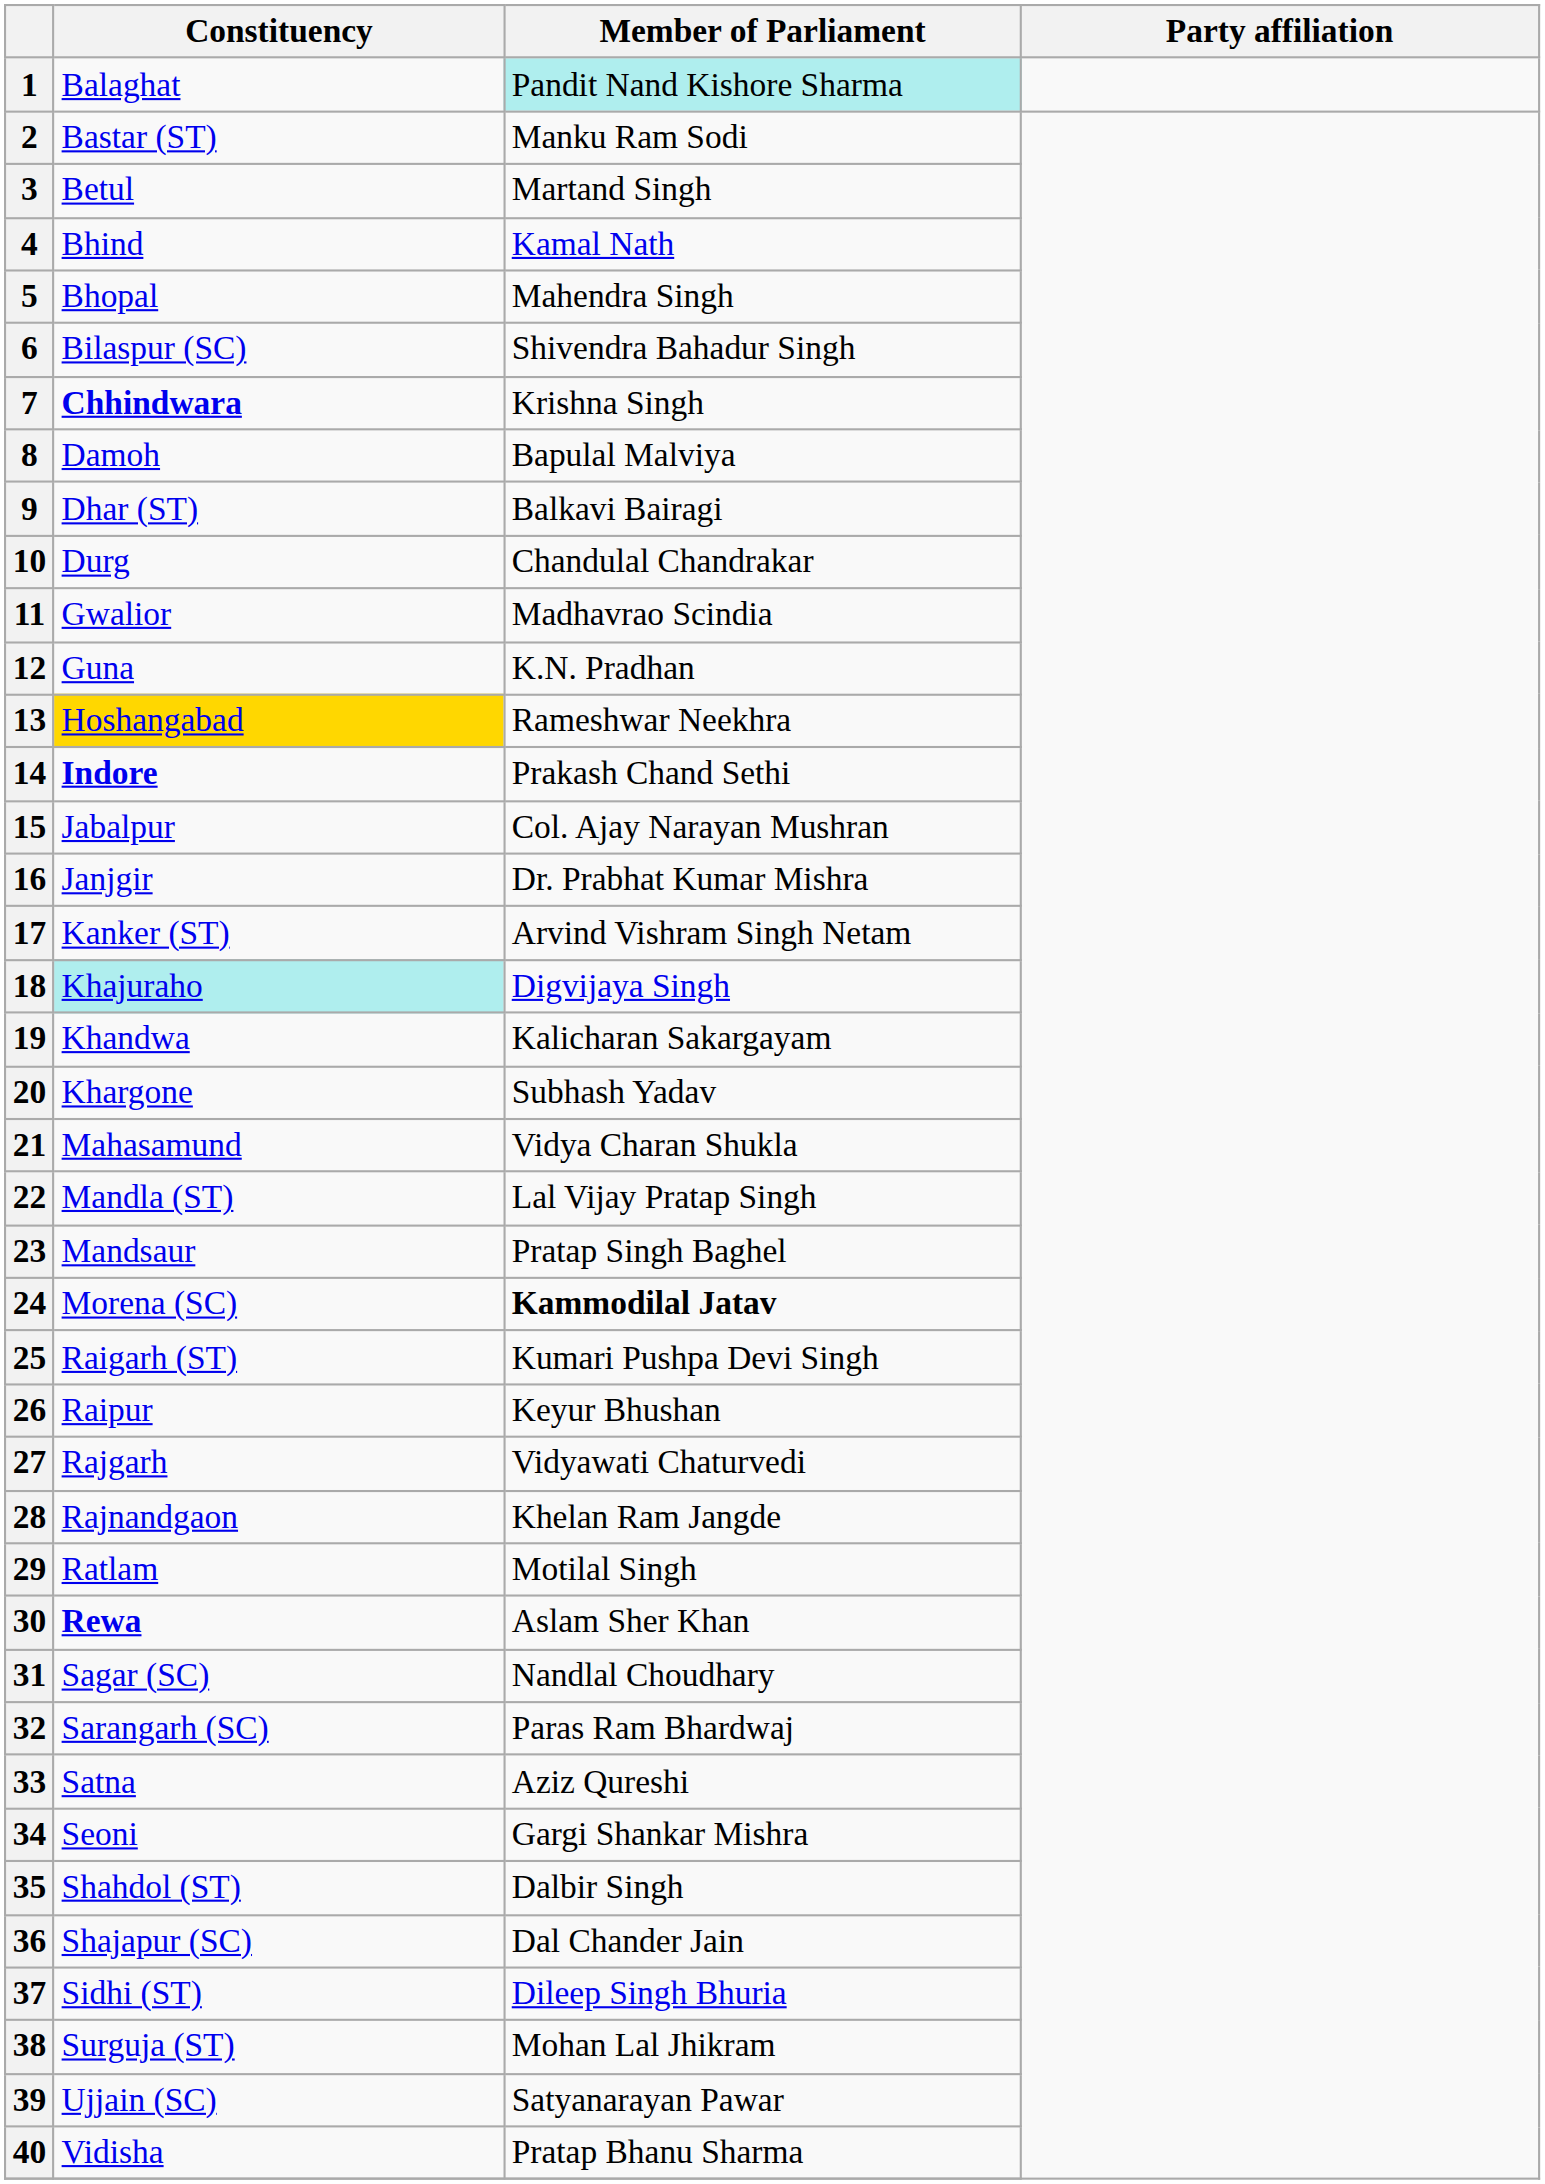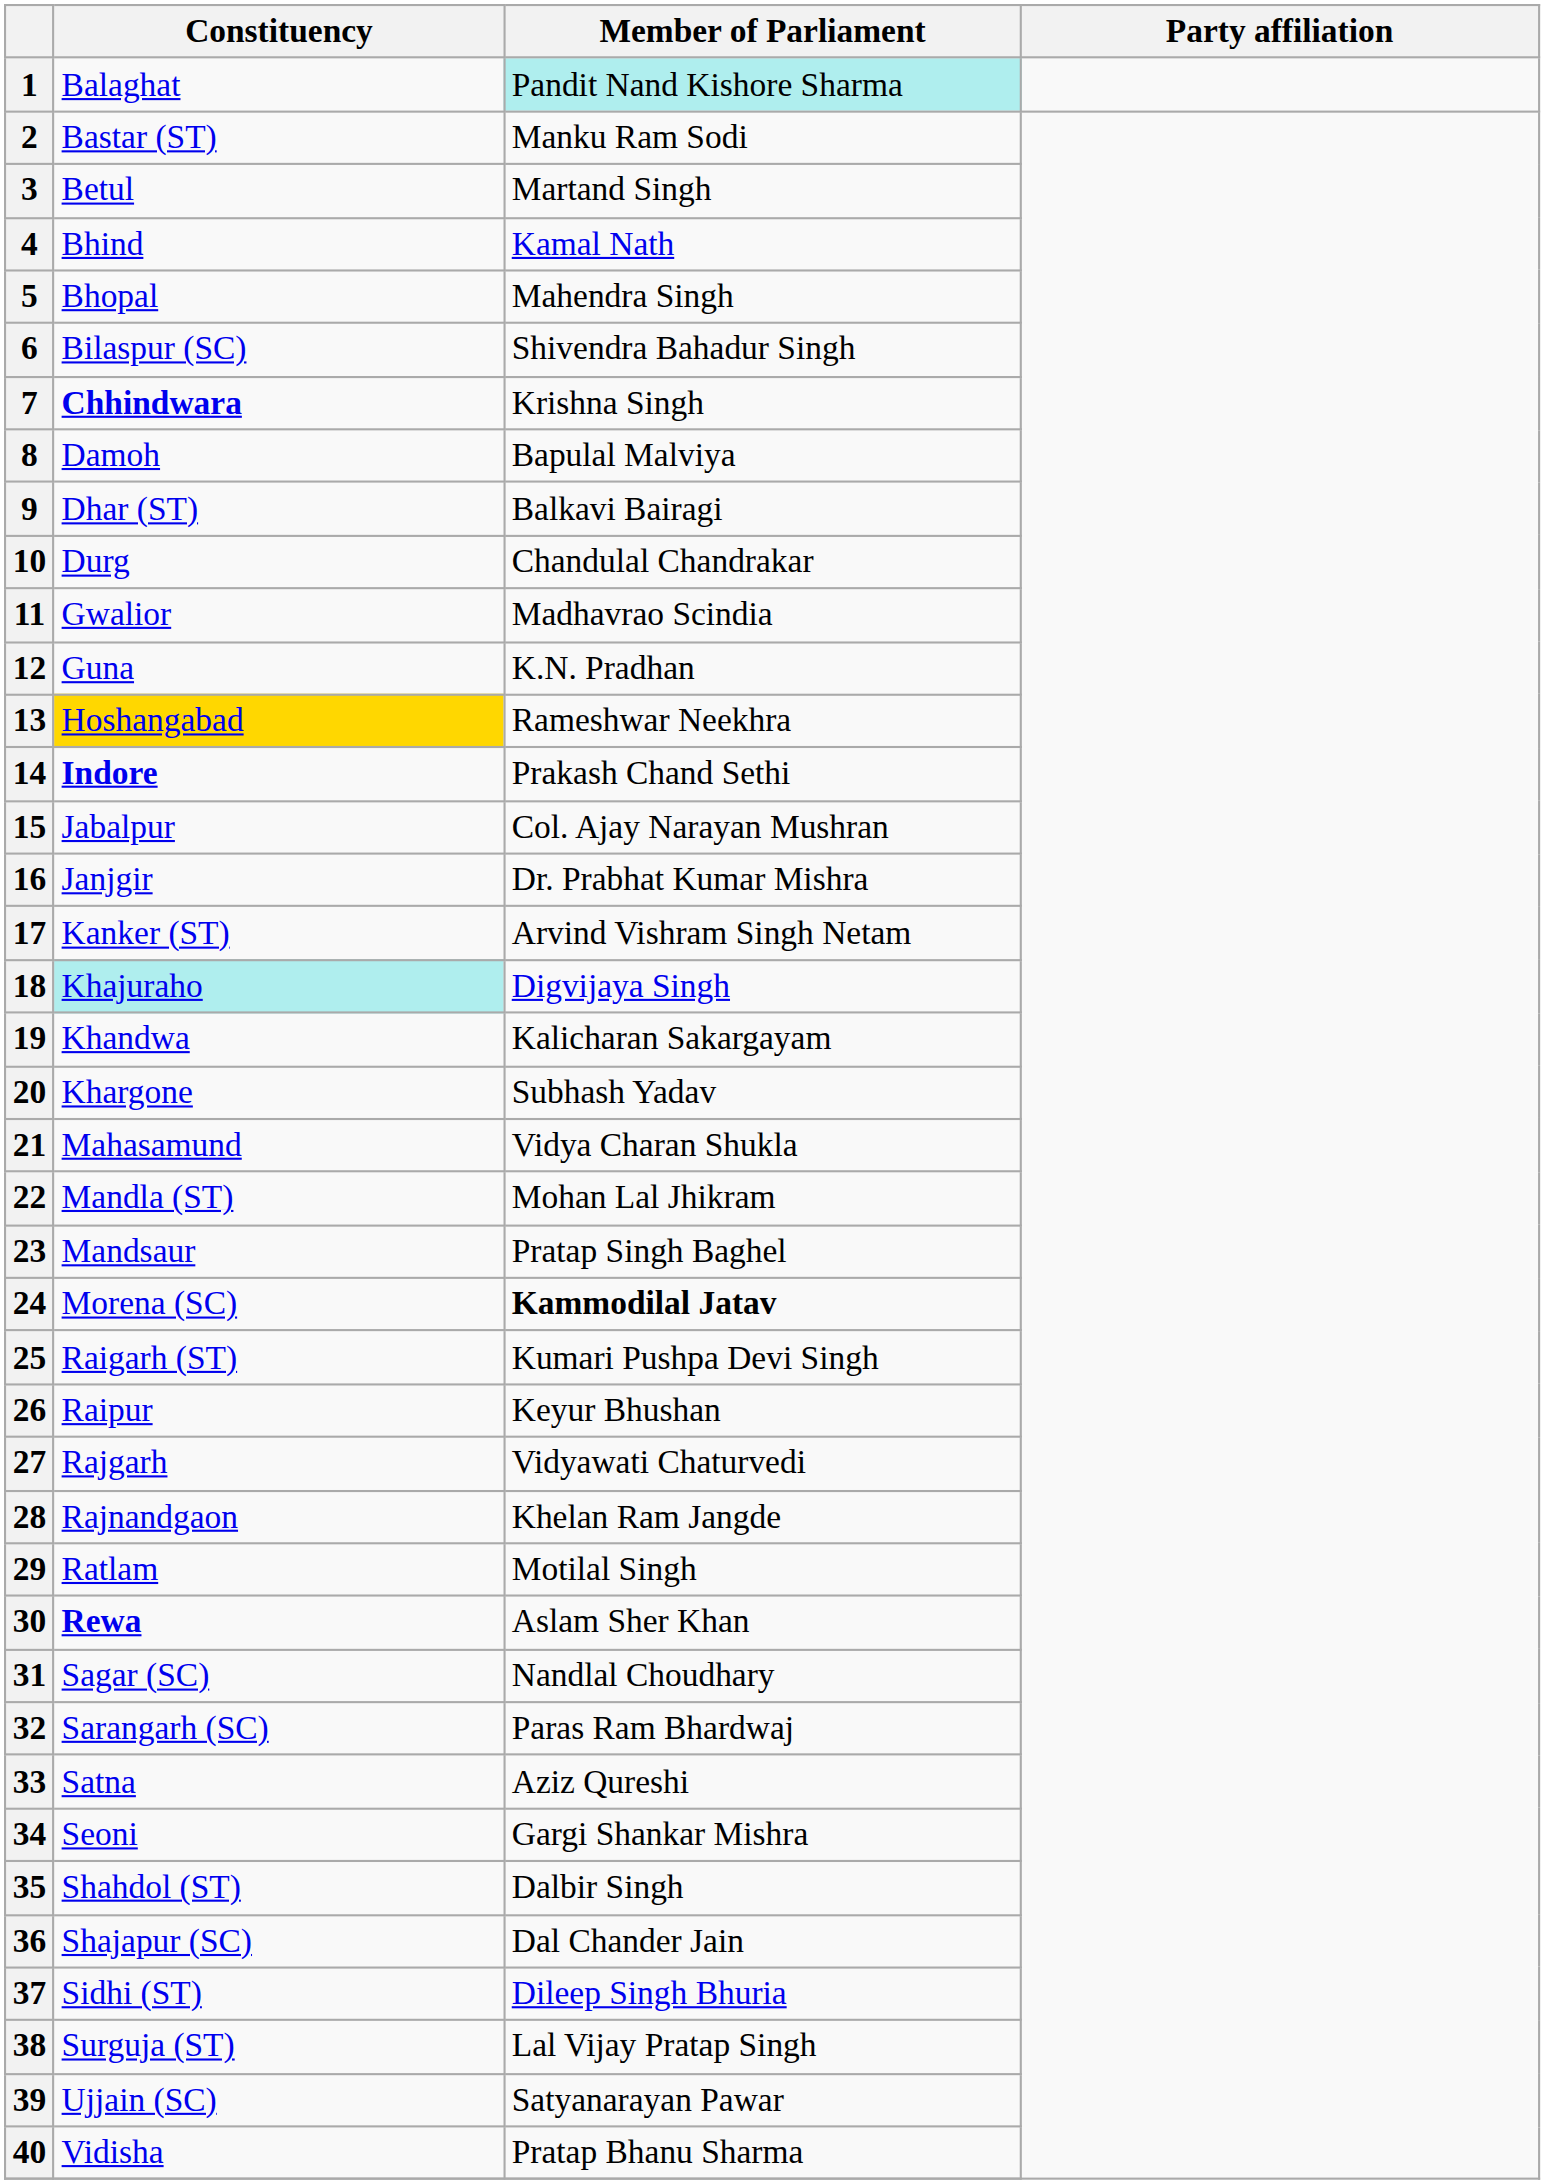(664, 1197) Lal Vijay Pratap Singh -> (644, 1197) Mohan Lal Jhikram
(644, 2046) Mohan Lal Jhikram -> (664, 2046) Lal Vijay Pratap Singh
